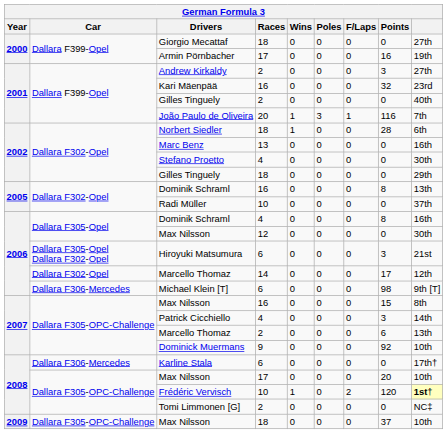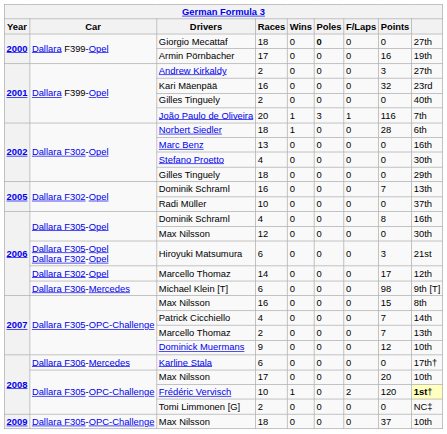(319, 41) normal -> (319, 41) bold
(383, 189) 8 -> (383, 189) 7
(383, 318) 3 -> (383, 318) 7
(383, 332) 6 -> (383, 332) 7
(386, 347) 92 -> (386, 347) 12
